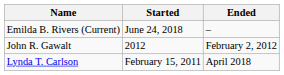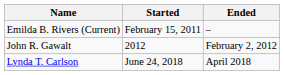(154, 29) June 24, 2018 -> (163, 29) February 15, 2011
(163, 62) February 15, 2011 -> (154, 62) June 24, 2018
